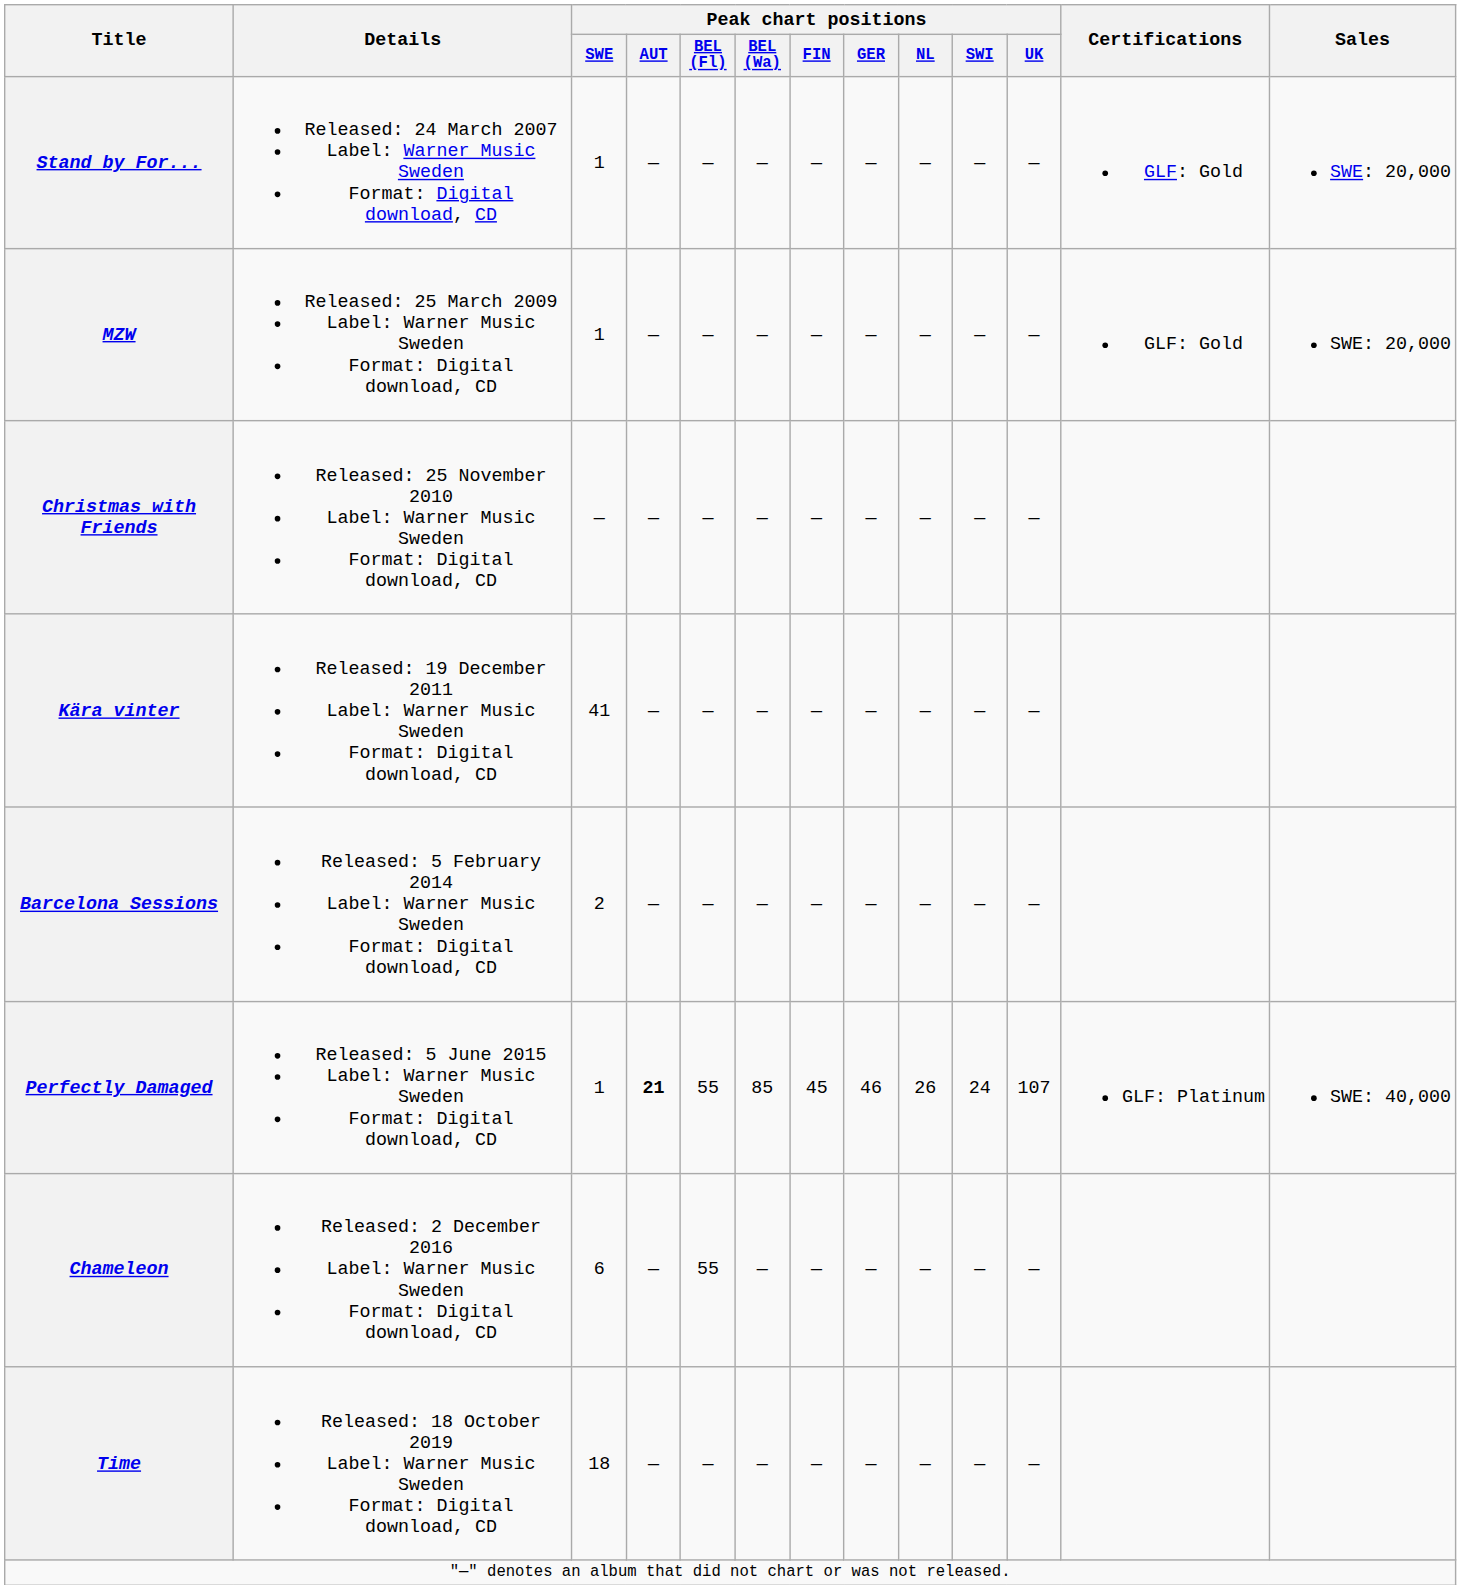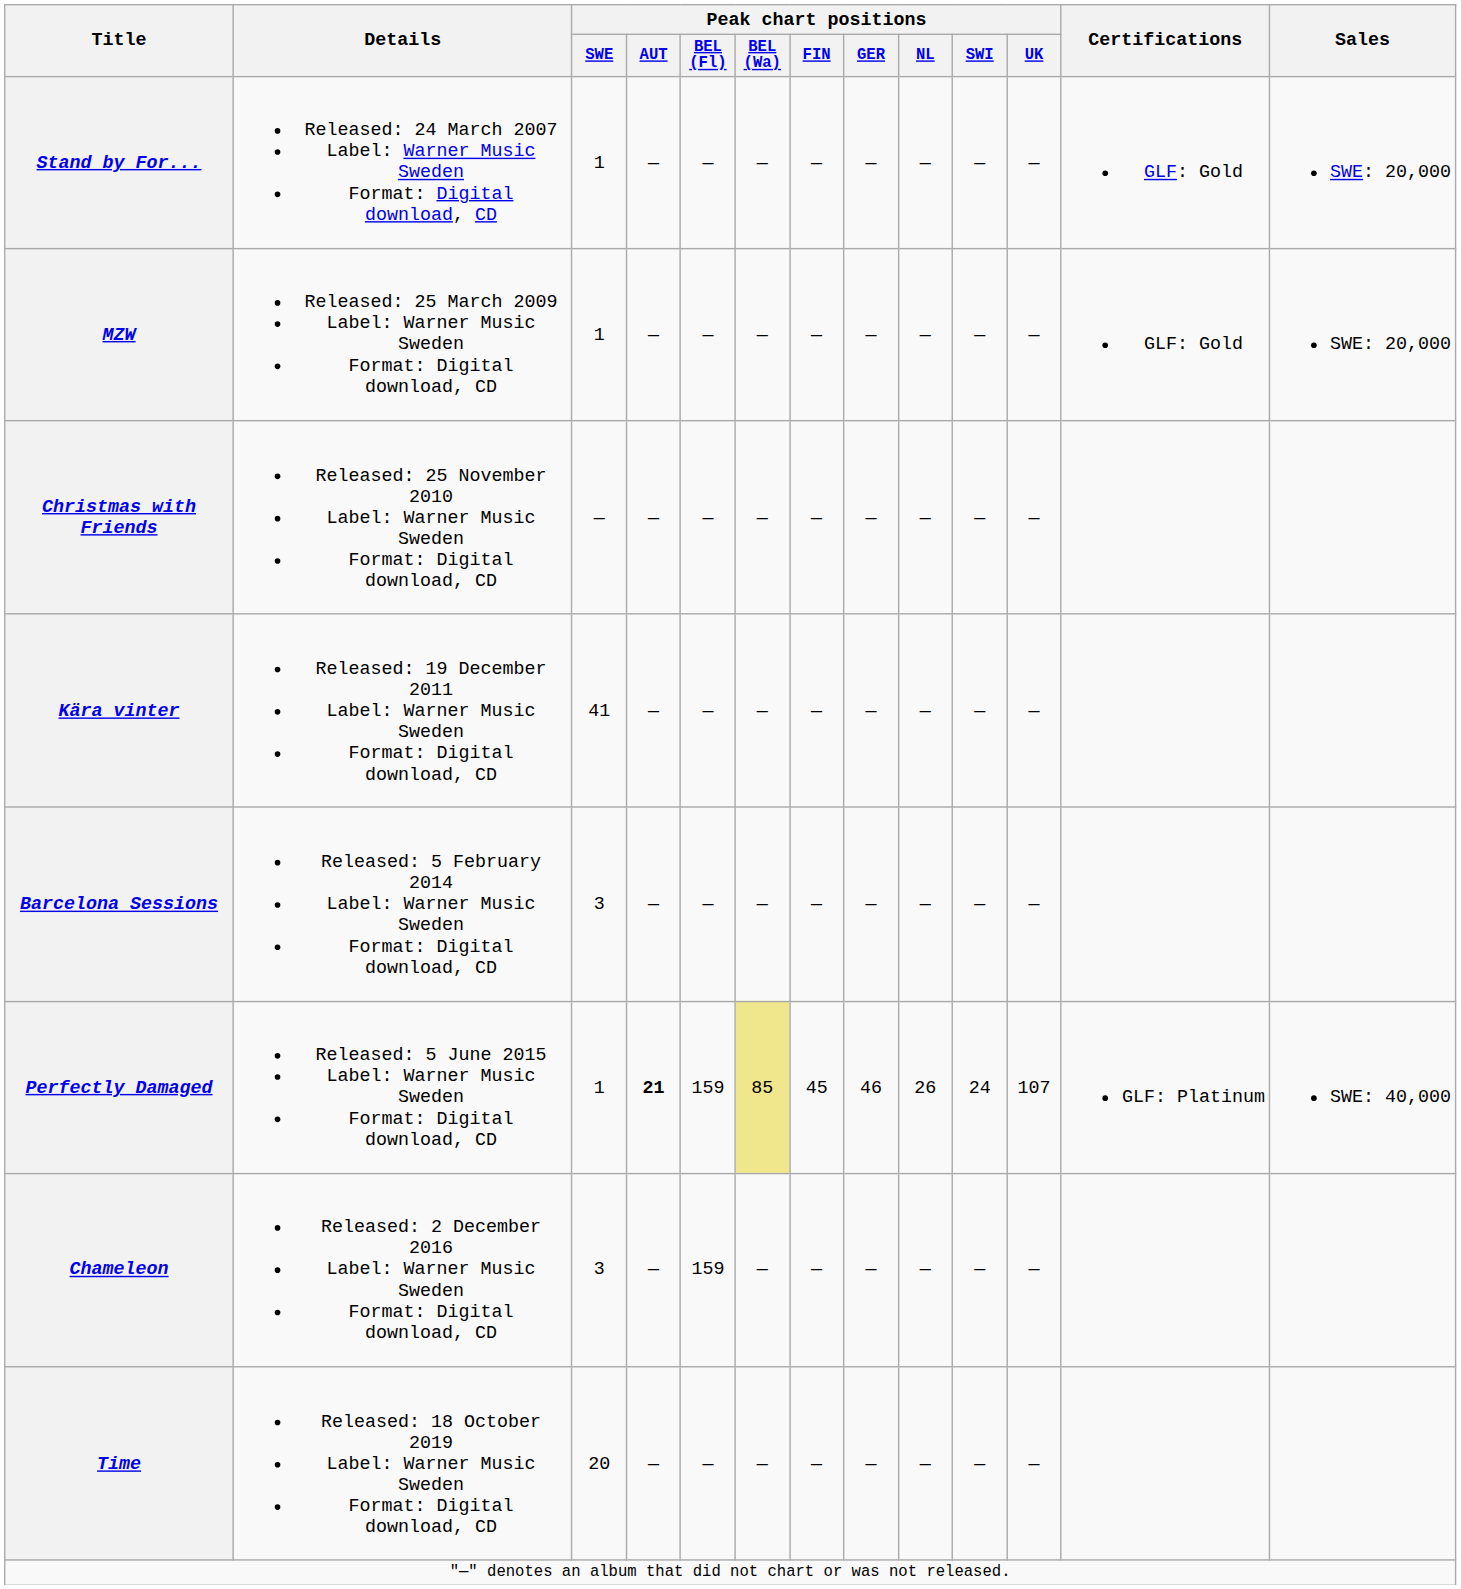(599, 904) 2 -> (599, 904) 3
(708, 1087) 55 -> (708, 1087) 159
(762, 1087) no background -> (762, 1087) khaki background
(599, 1270) 6 -> (599, 1270) 3
(708, 1270) 55 -> (708, 1270) 159
(599, 1463) 18 -> (599, 1463) 20
